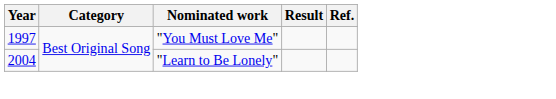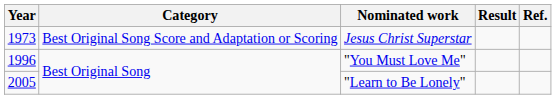+ row: (408, 37)
(22, 37) 1997 -> (22, 60) 1996
(22, 60) 2004 -> (22, 82) 2005
